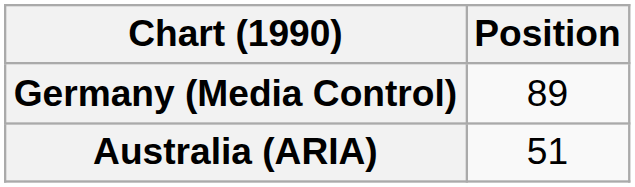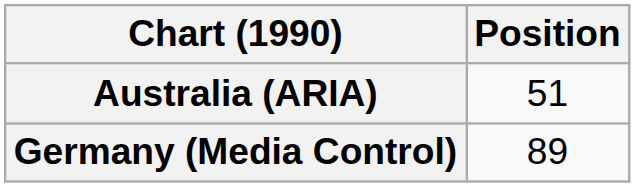rows swapped: (235, 151) <-> (235, 92)
